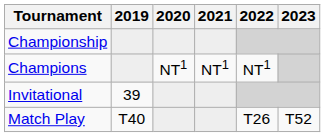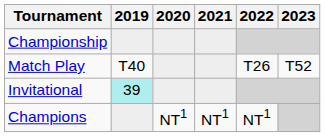rows swapped: (46, 119) <-> (47, 68)
(132, 94) no background -> (132, 90) paleturquoise background
